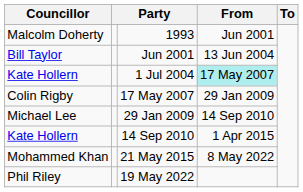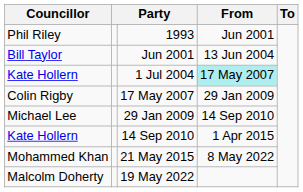(55, 34) Malcolm Doherty -> (34, 34) Phil Riley
(34, 177) Phil Riley -> (55, 177) Malcolm Doherty
